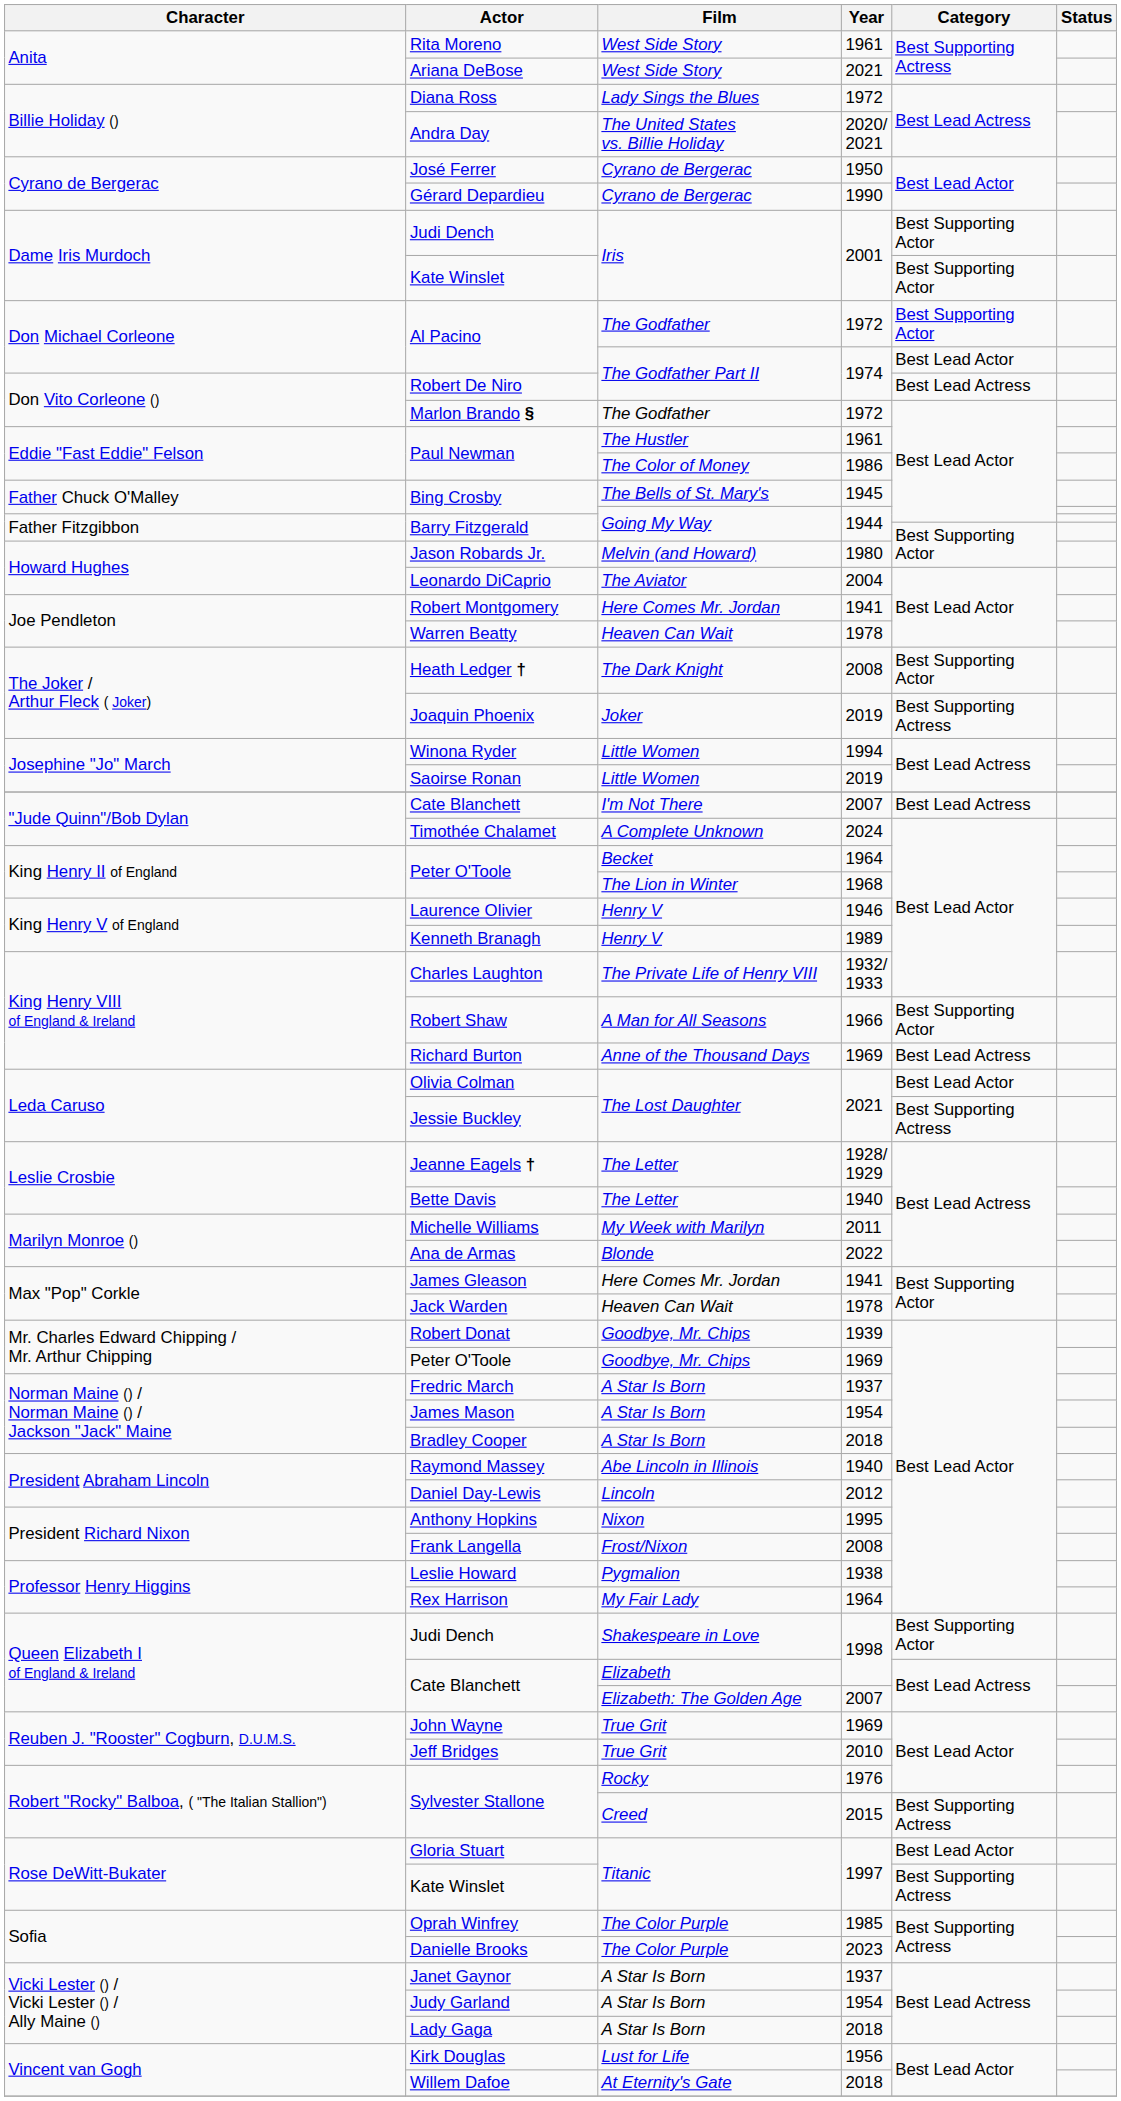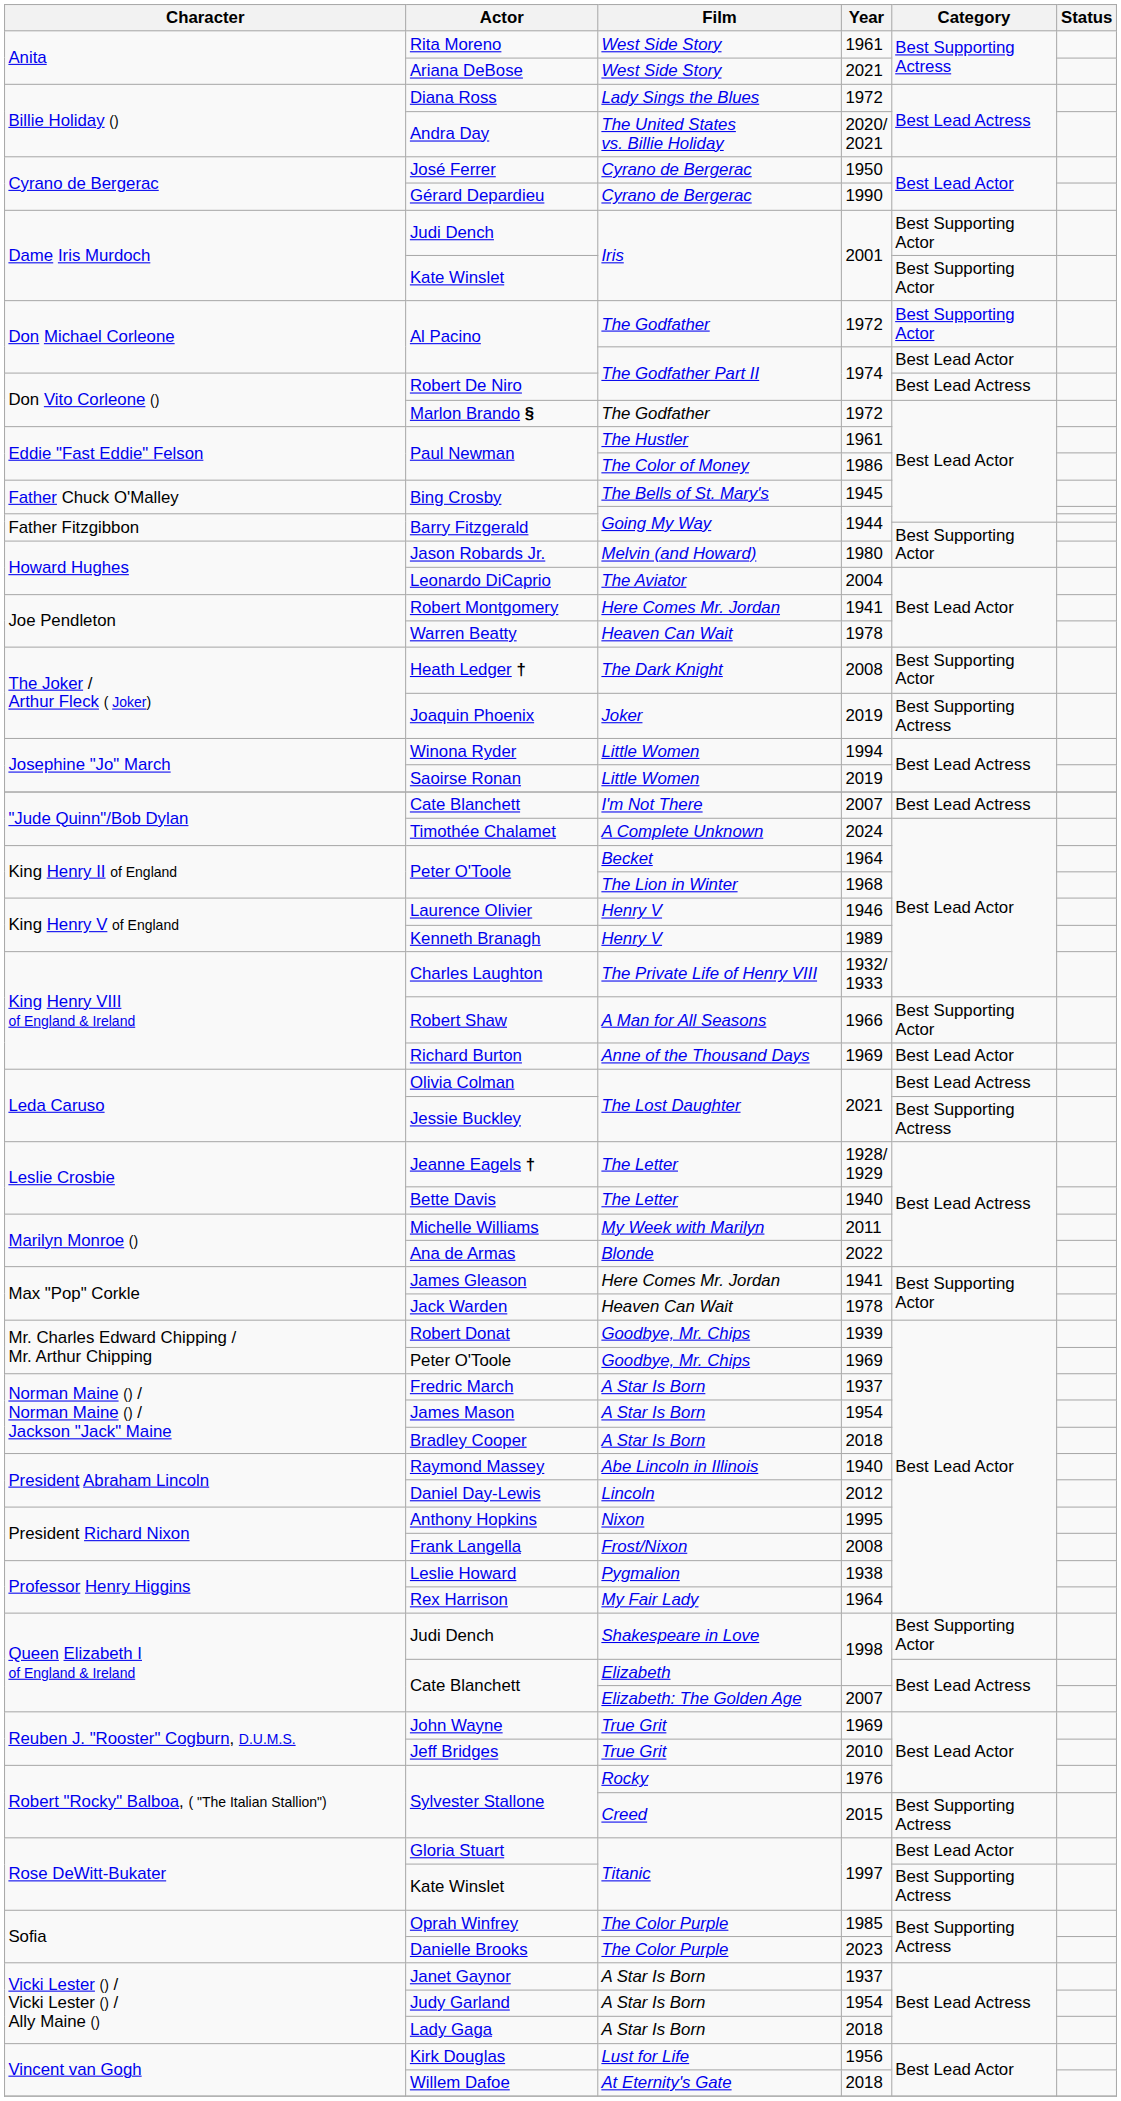(963, 1056) Best Lead Actress -> (954, 1056) Best Lead Actor
(954, 1082) Best Lead Actor -> (963, 1082) Best Lead Actress
